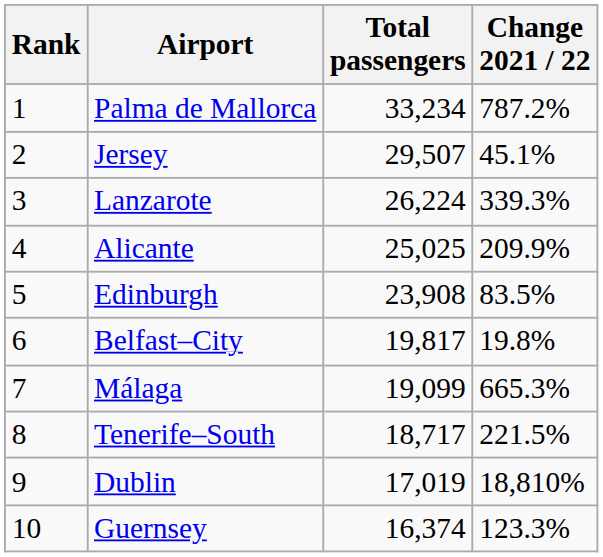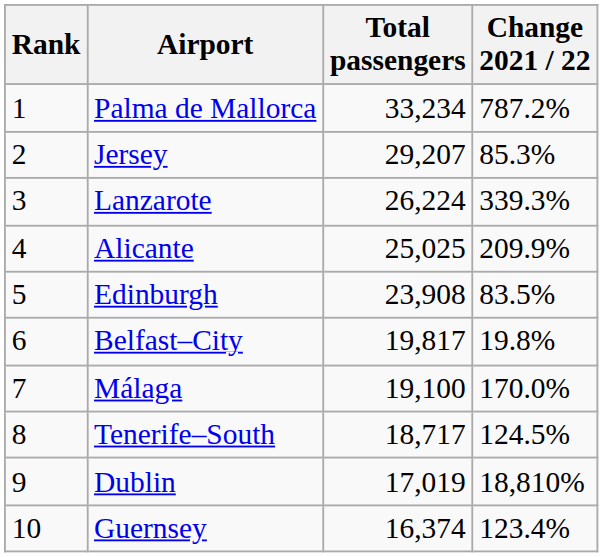(425, 154) 29,507 -> (425, 154) 29,207
(517, 154) 45.1% -> (517, 154) 85.3%
(425, 387) 19,099 -> (425, 387) 19,100
(525, 387) 665.3% -> (525, 387) 170.0%
(525, 434) 221.5% -> (525, 434) 124.5%
(525, 527) 123.3% -> (525, 527) 123.4%
